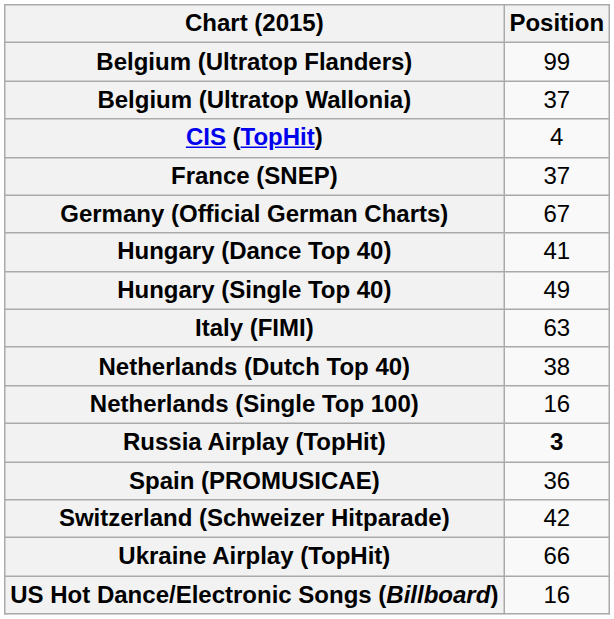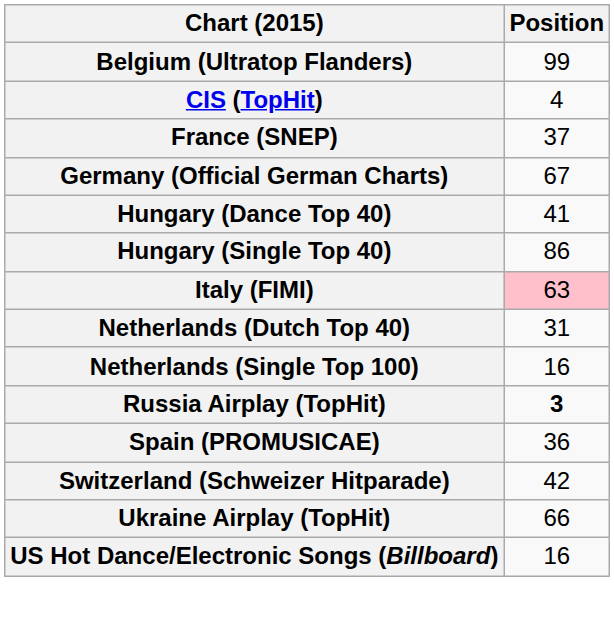- row: (254, 99)
(557, 289) 49 -> (557, 251) 86
(557, 328) no background -> (557, 289) pink background
(557, 366) 38 -> (557, 328) 31
